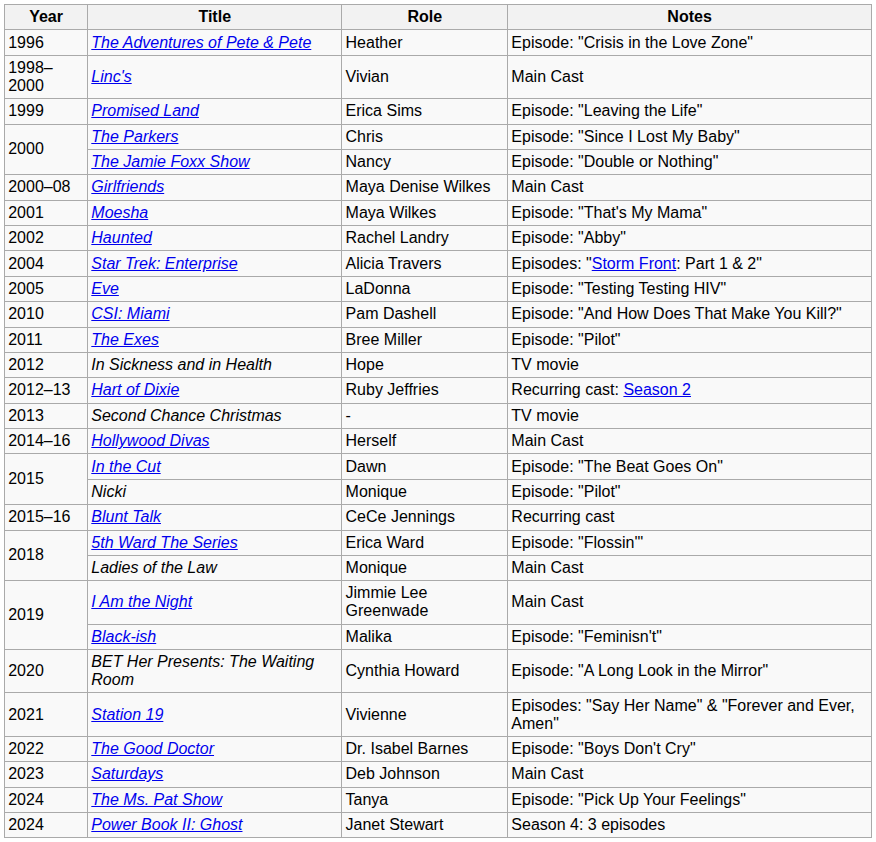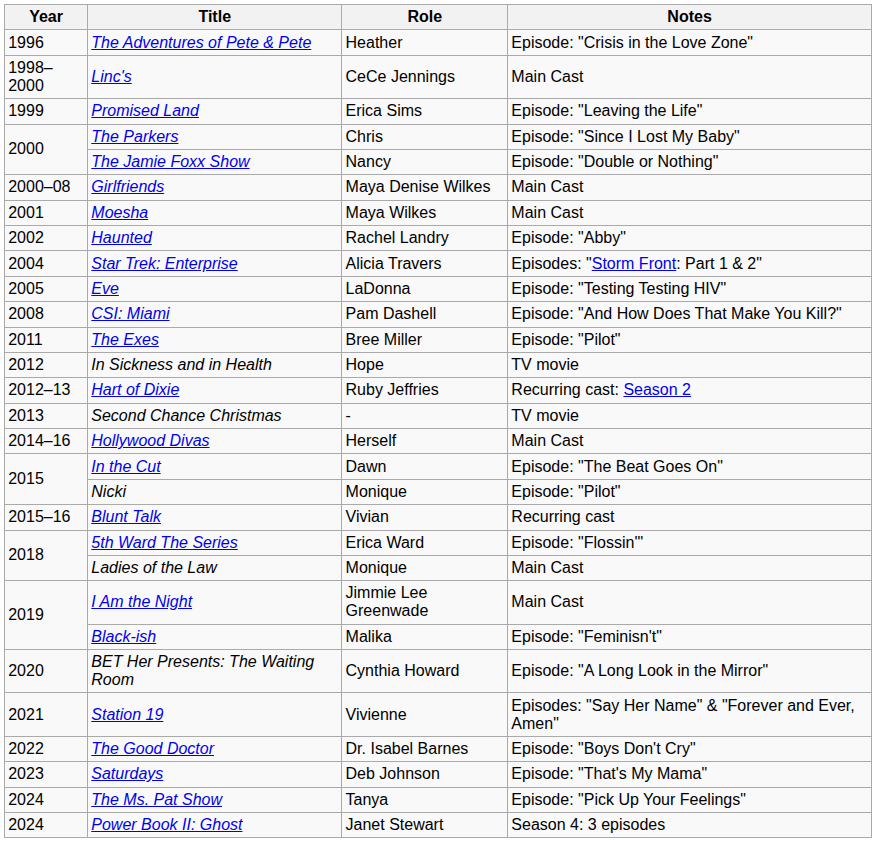(367, 76) Vivian -> (400, 76) CeCe Jennings
(609, 212) Episode: "That's My Mama" -> (547, 212) Main Cast
(26, 314) 2010 -> (26, 314) 2008
(400, 517) CeCe Jennings -> (367, 517) Vivian
(547, 774) Main Cast -> (609, 774) Episode: "That's My Mama"
